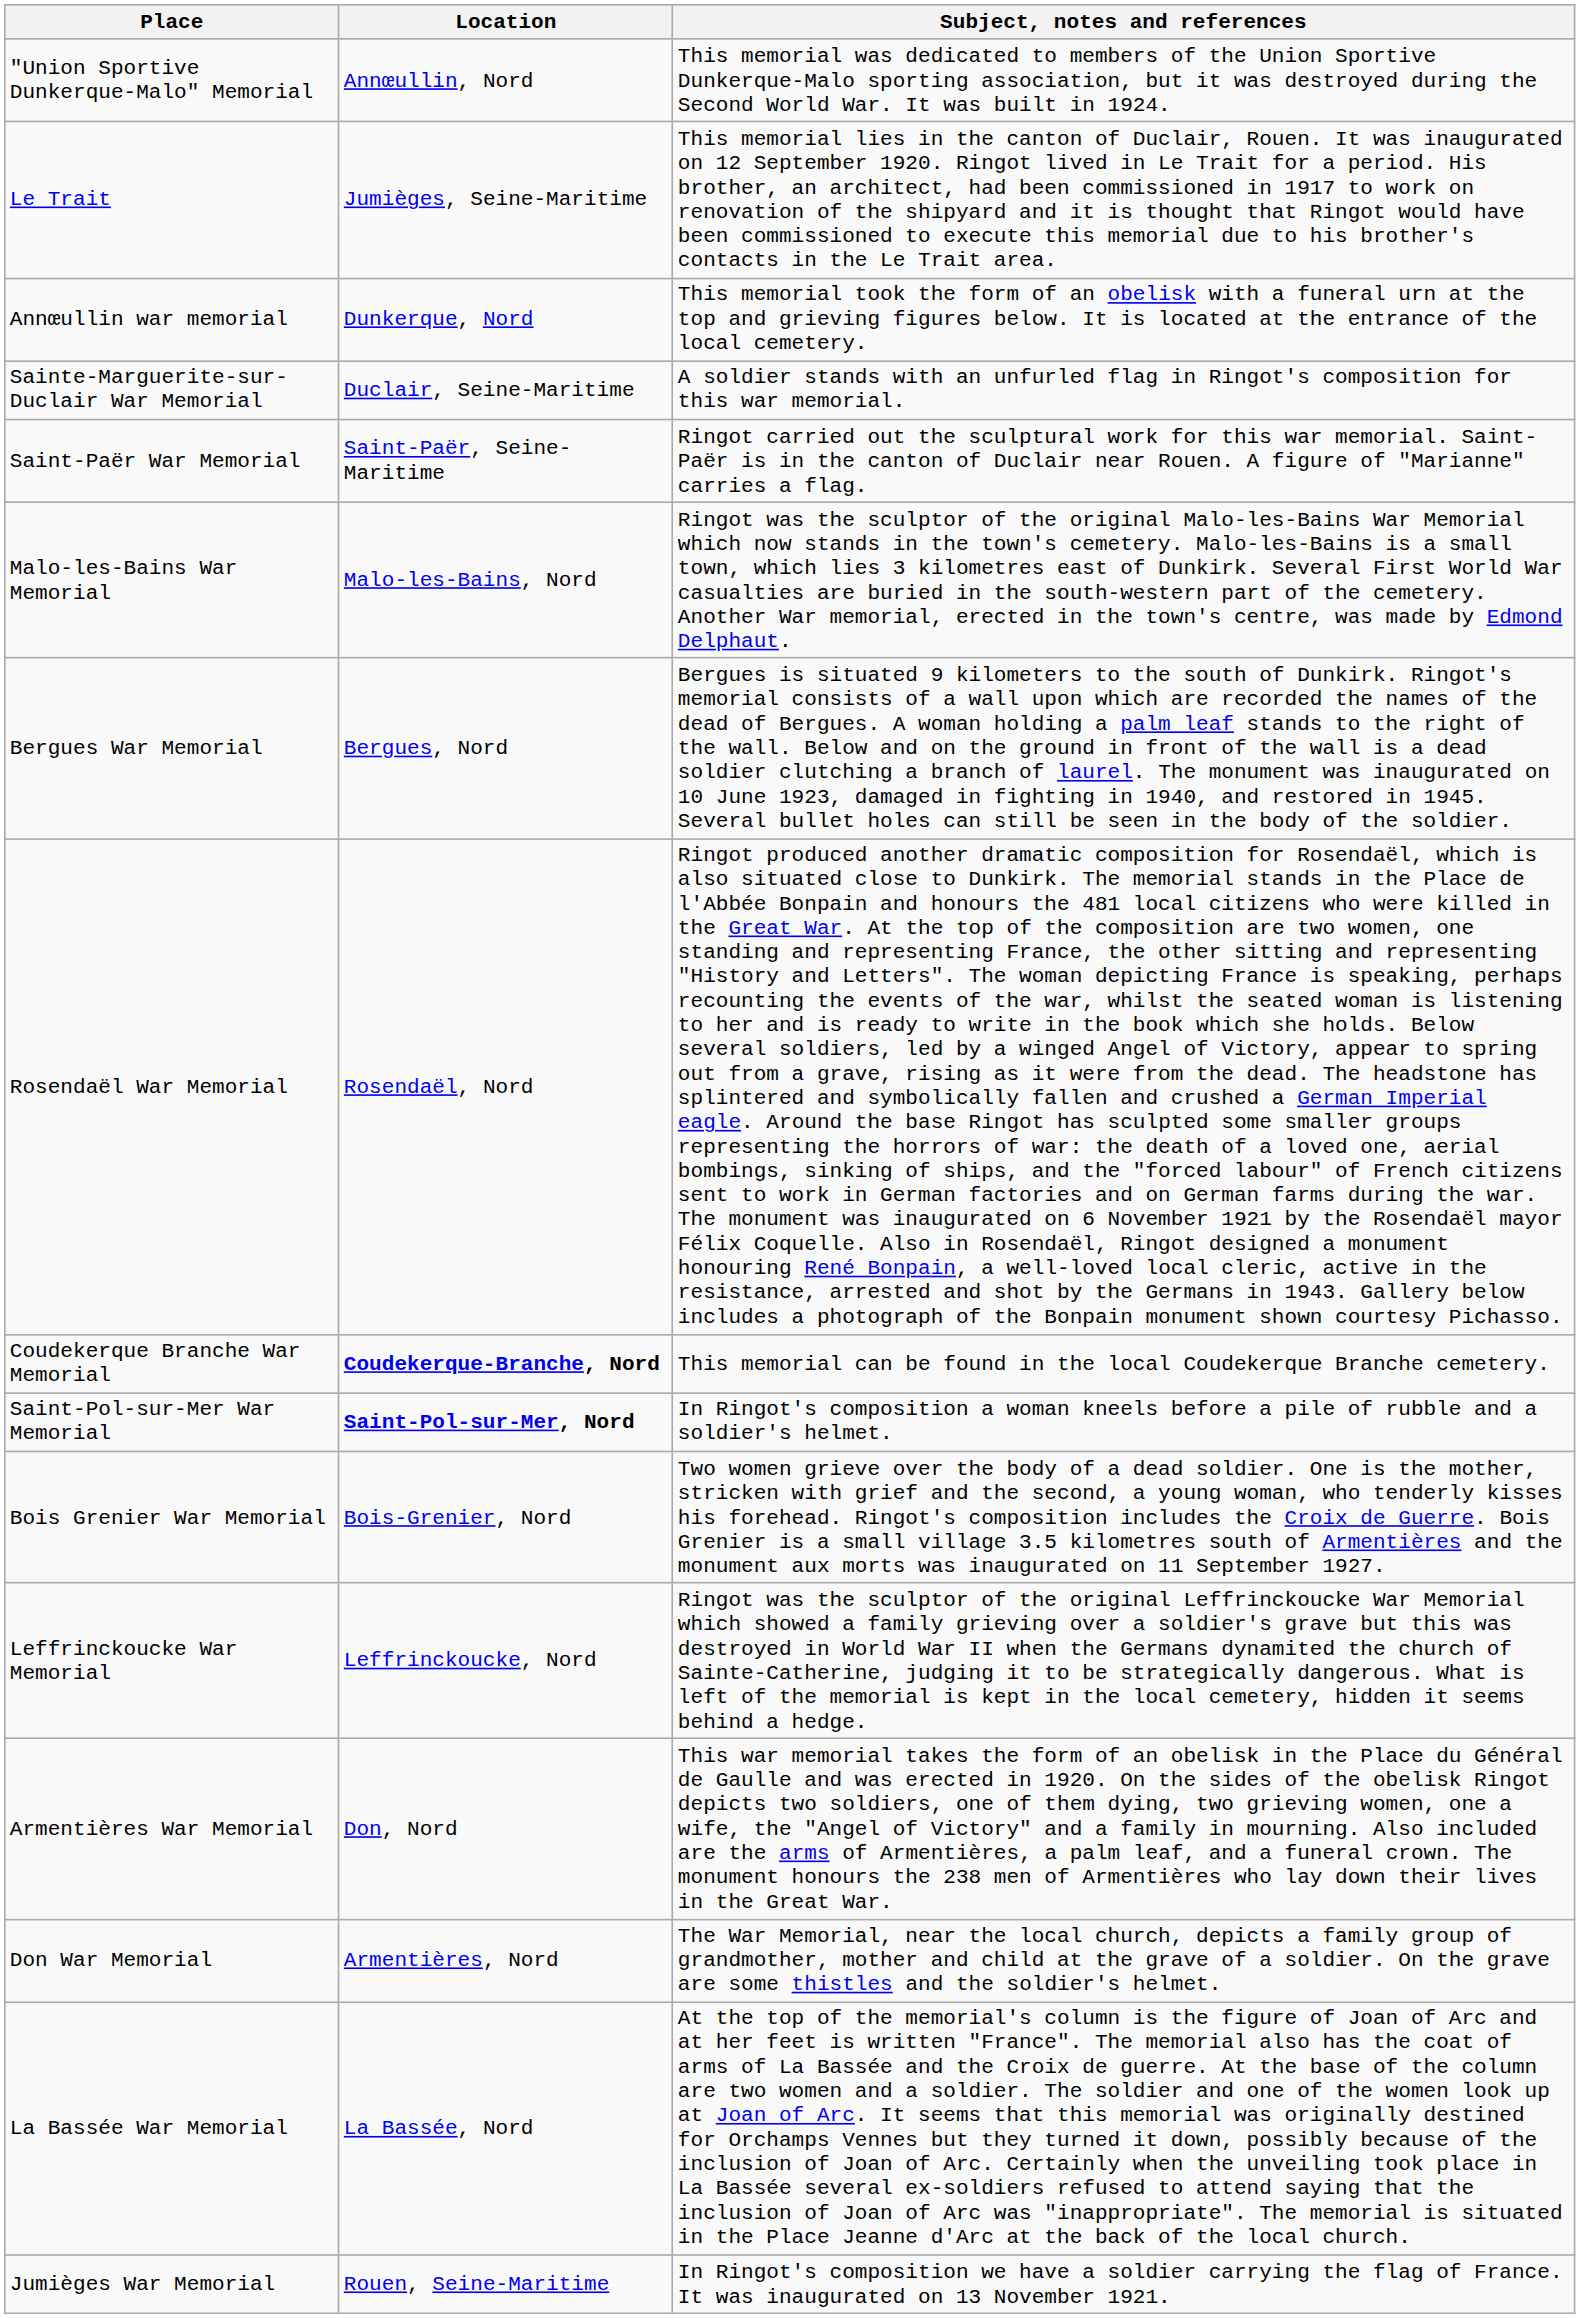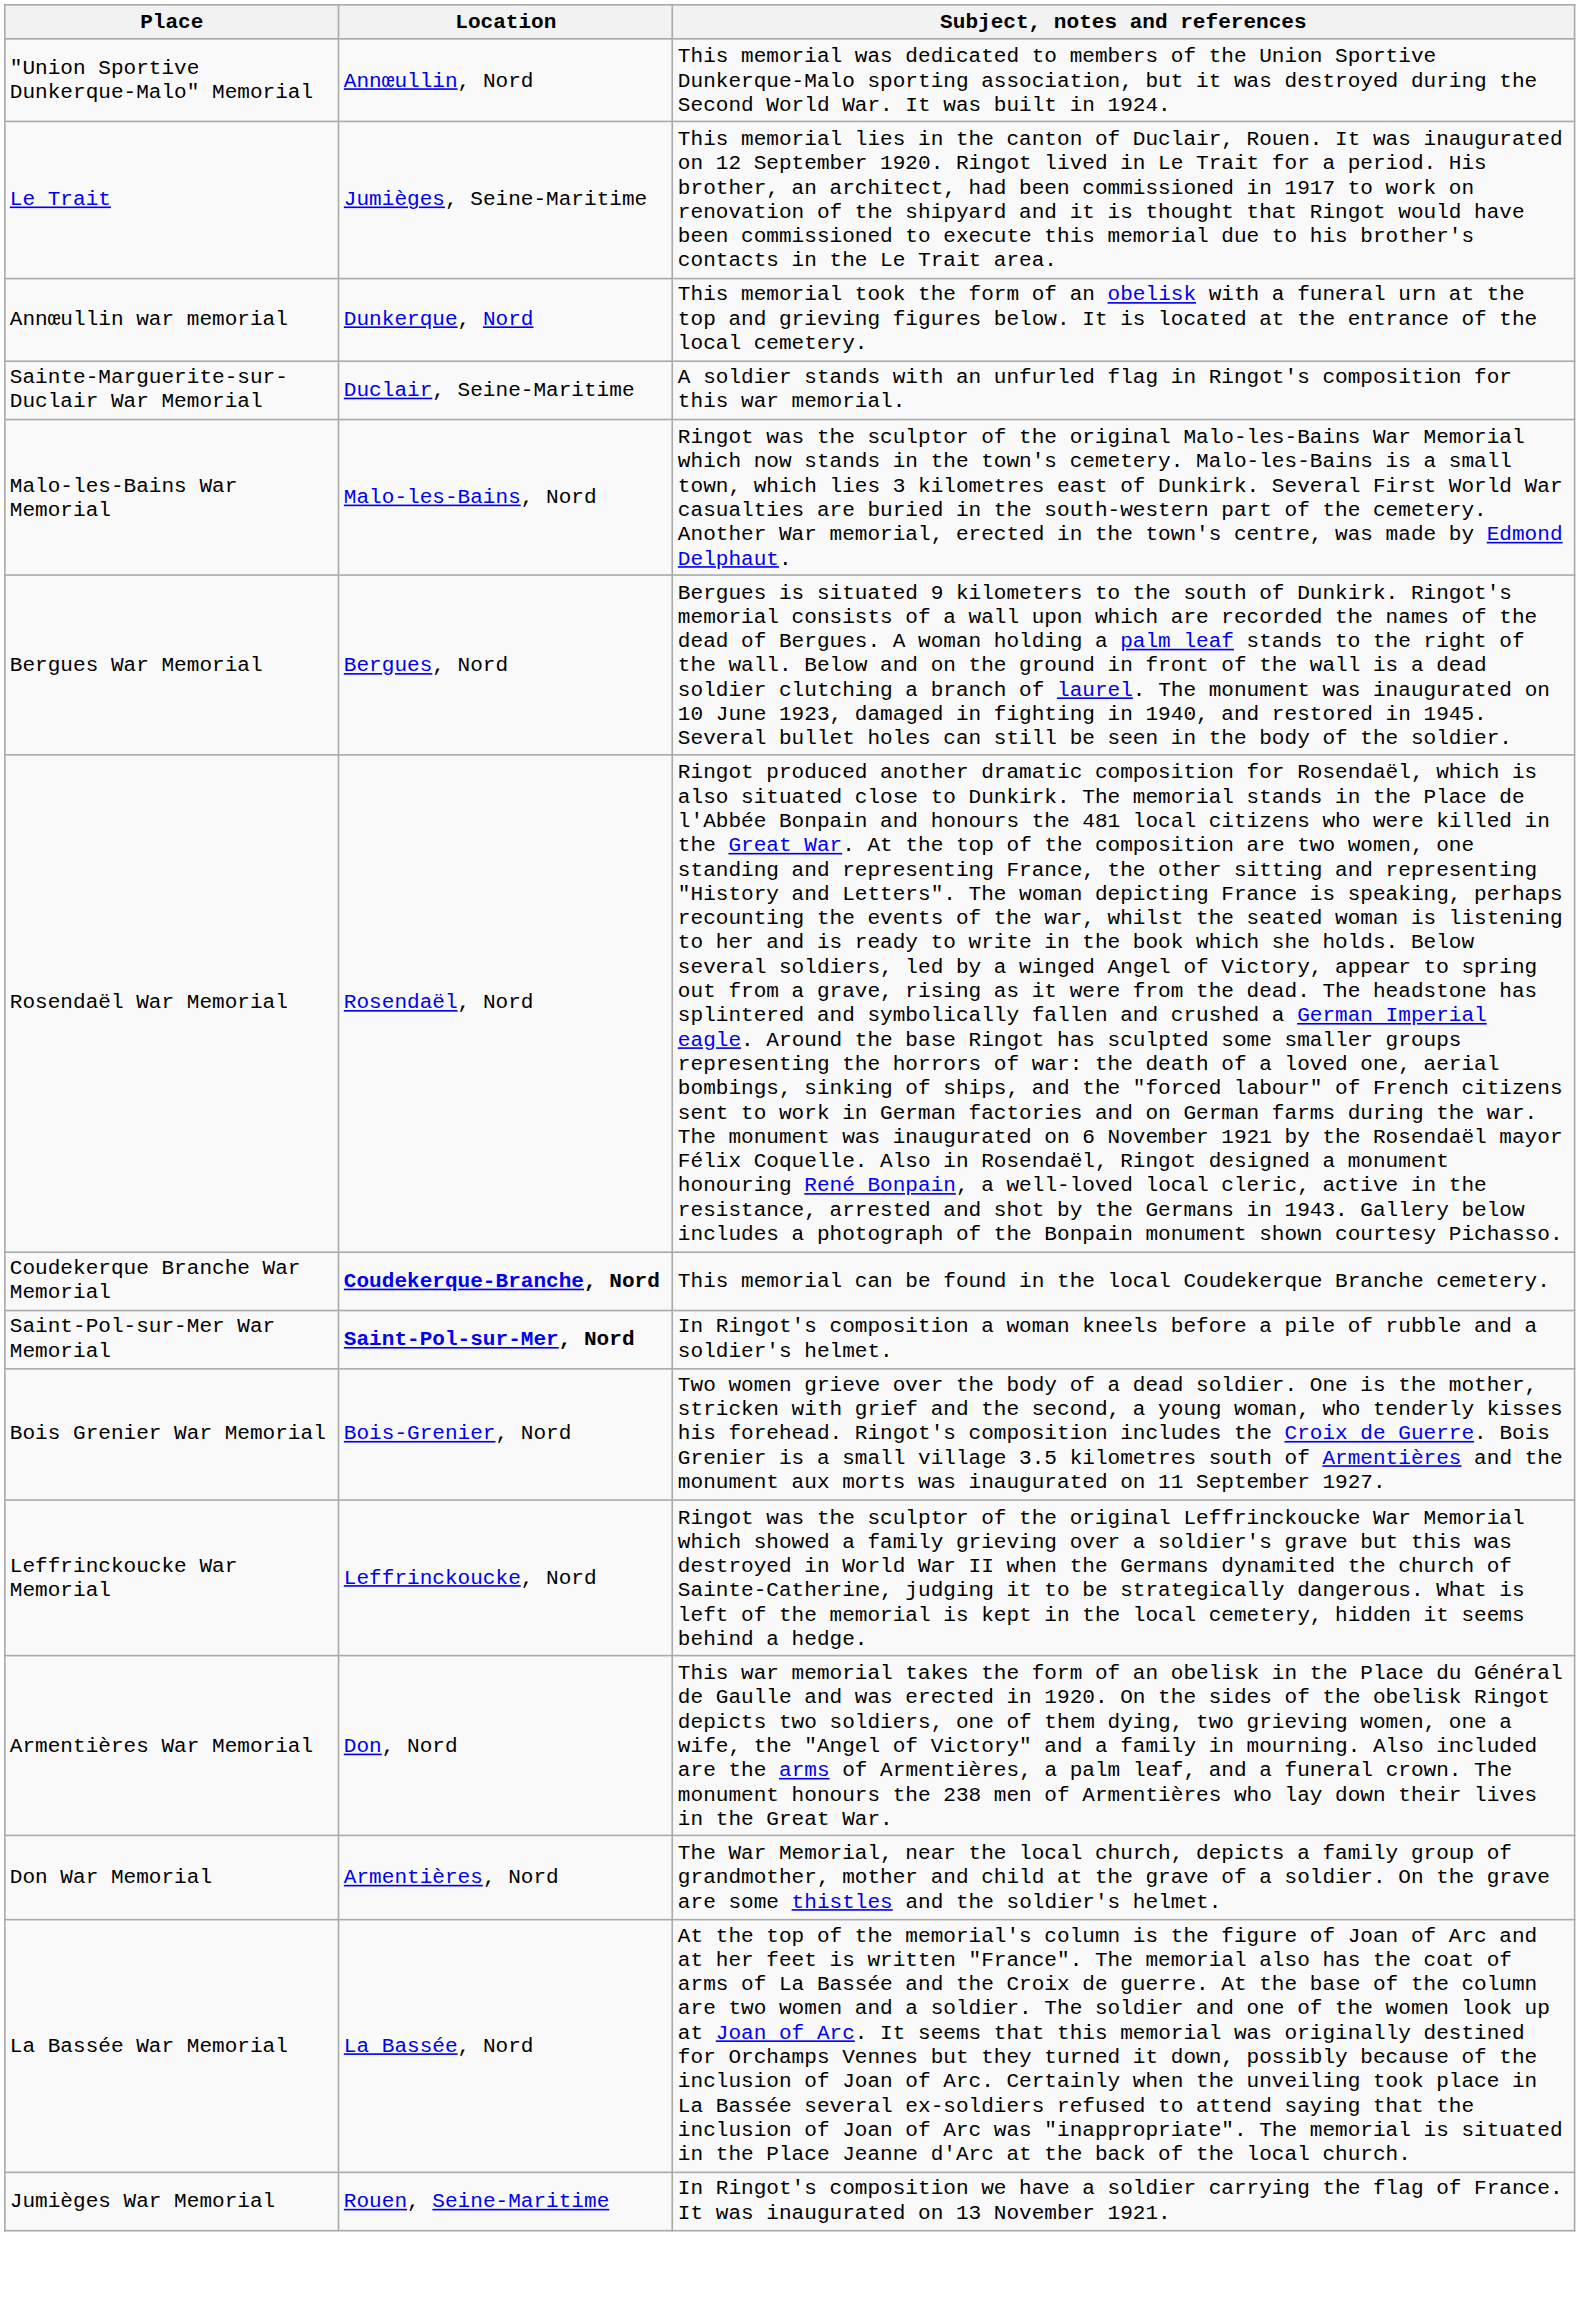- row: (155, 461)
